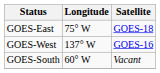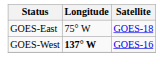(80, 44) normal -> (80, 44) bold
- row: (33, 60)
